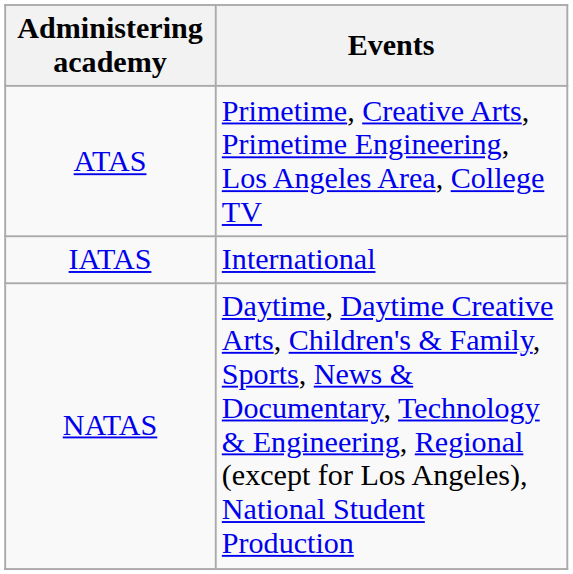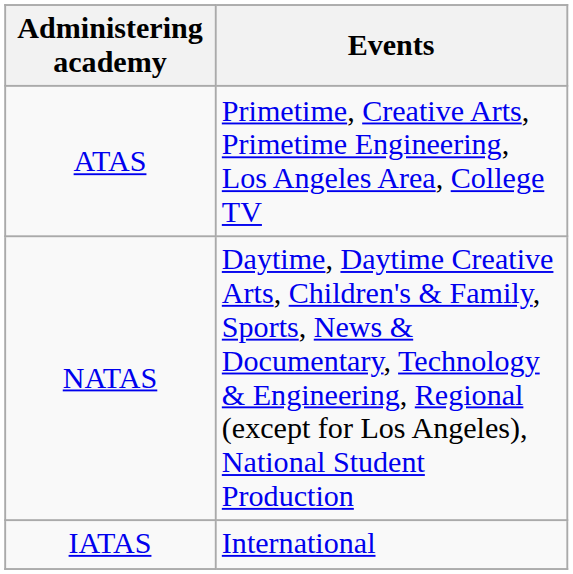rows swapped: (110, 425) <-> (110, 259)
